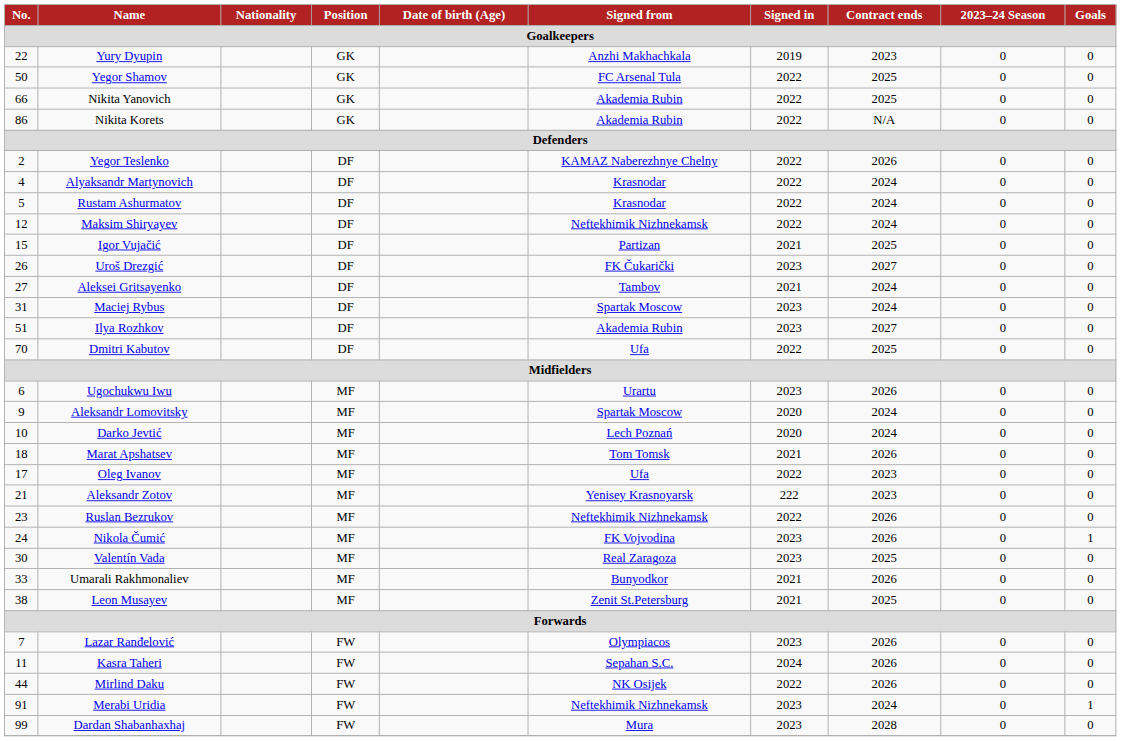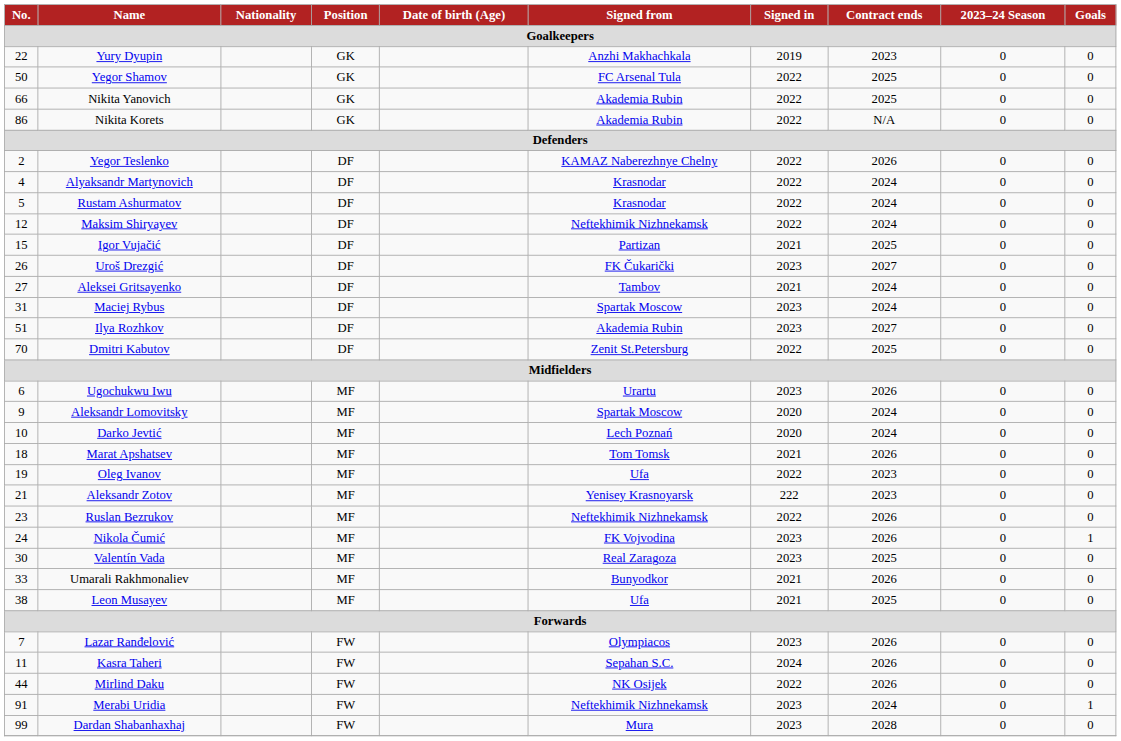(639, 349) Ufa -> (639, 349) Zenit St.Petersburg
(21, 475) 17 -> (21, 475) 19
(639, 600) Zenit St.Petersburg -> (639, 600) Ufa
